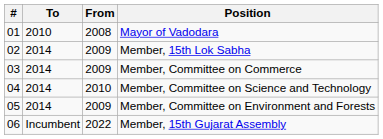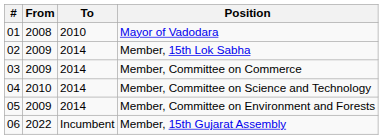columns swapped: (100, 13) <-> (53, 13)
